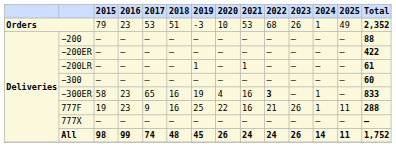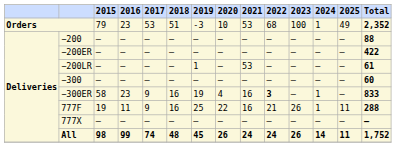(296, 25) 26 -> (298, 25) 100
(245, 66) 1 -> (247, 66) 53
(150, 94) 65 -> (147, 94) 9
(125, 108) 23 -> (125, 108) 11
